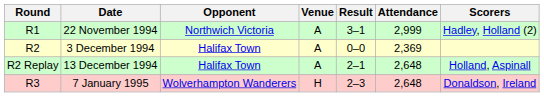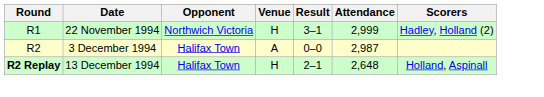(318, 30) A -> (274, 30) H
(408, 48) 2,369 -> (365, 48) 2,987
(33, 65) normal -> (34, 65) bold
(318, 65) A -> (274, 65) H
- row: (110, 83)
